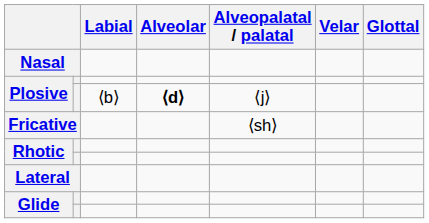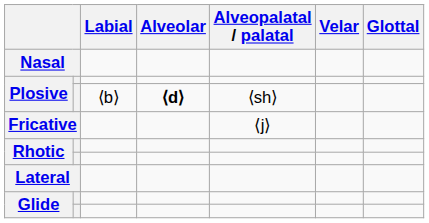(263, 97) ⟨j⟩ -> (263, 97) ⟨sh⟩
(263, 125) ⟨sh⟩ -> (263, 125) ⟨j⟩
